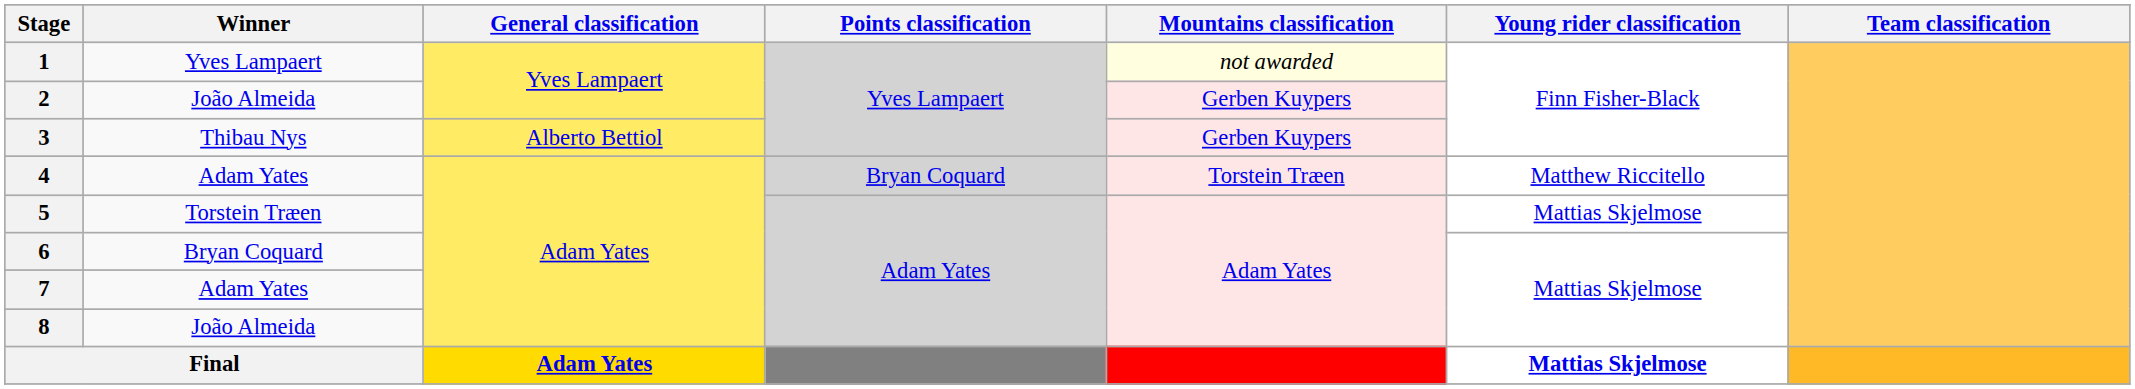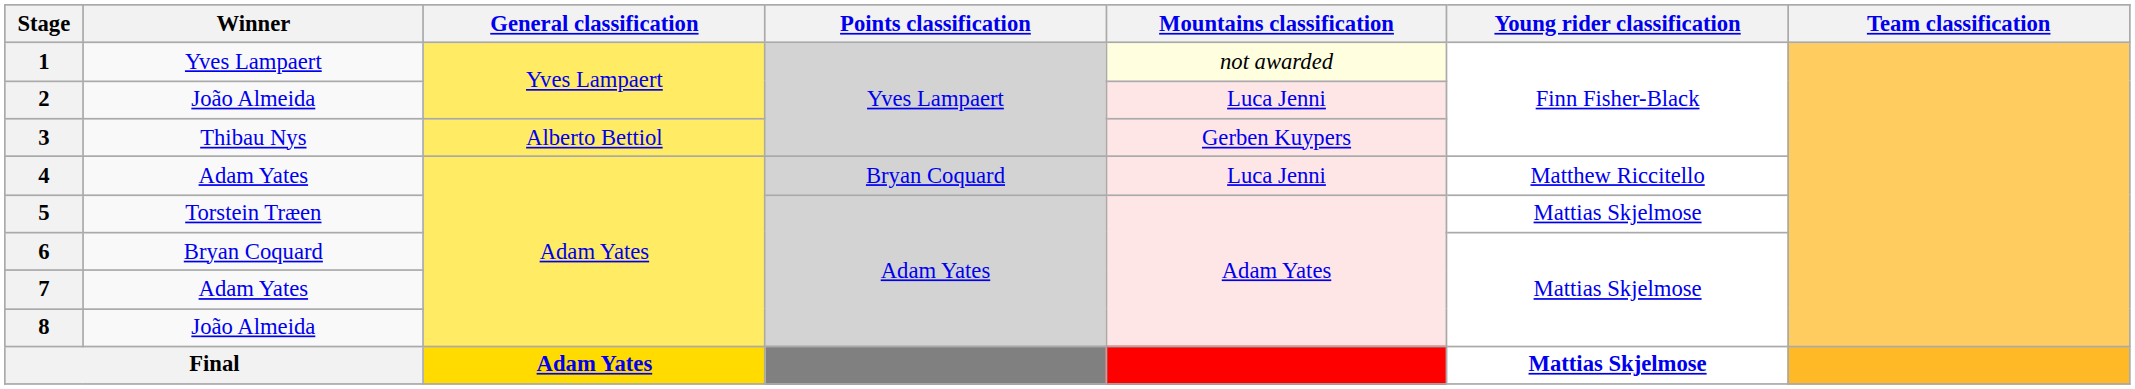(1277, 99) Gerben Kuypers -> (1277, 99) Luca Jenni
(1277, 175) Torstein Træen -> (1277, 175) Luca Jenni
